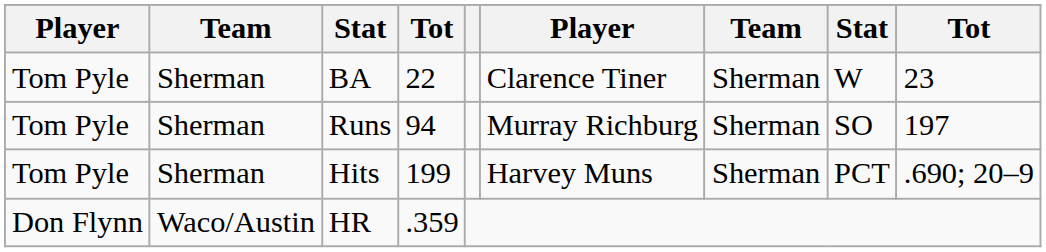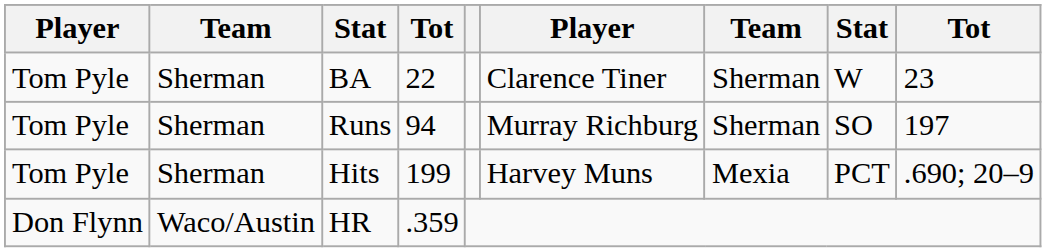(766, 173) Sherman -> (751, 173) Mexia
